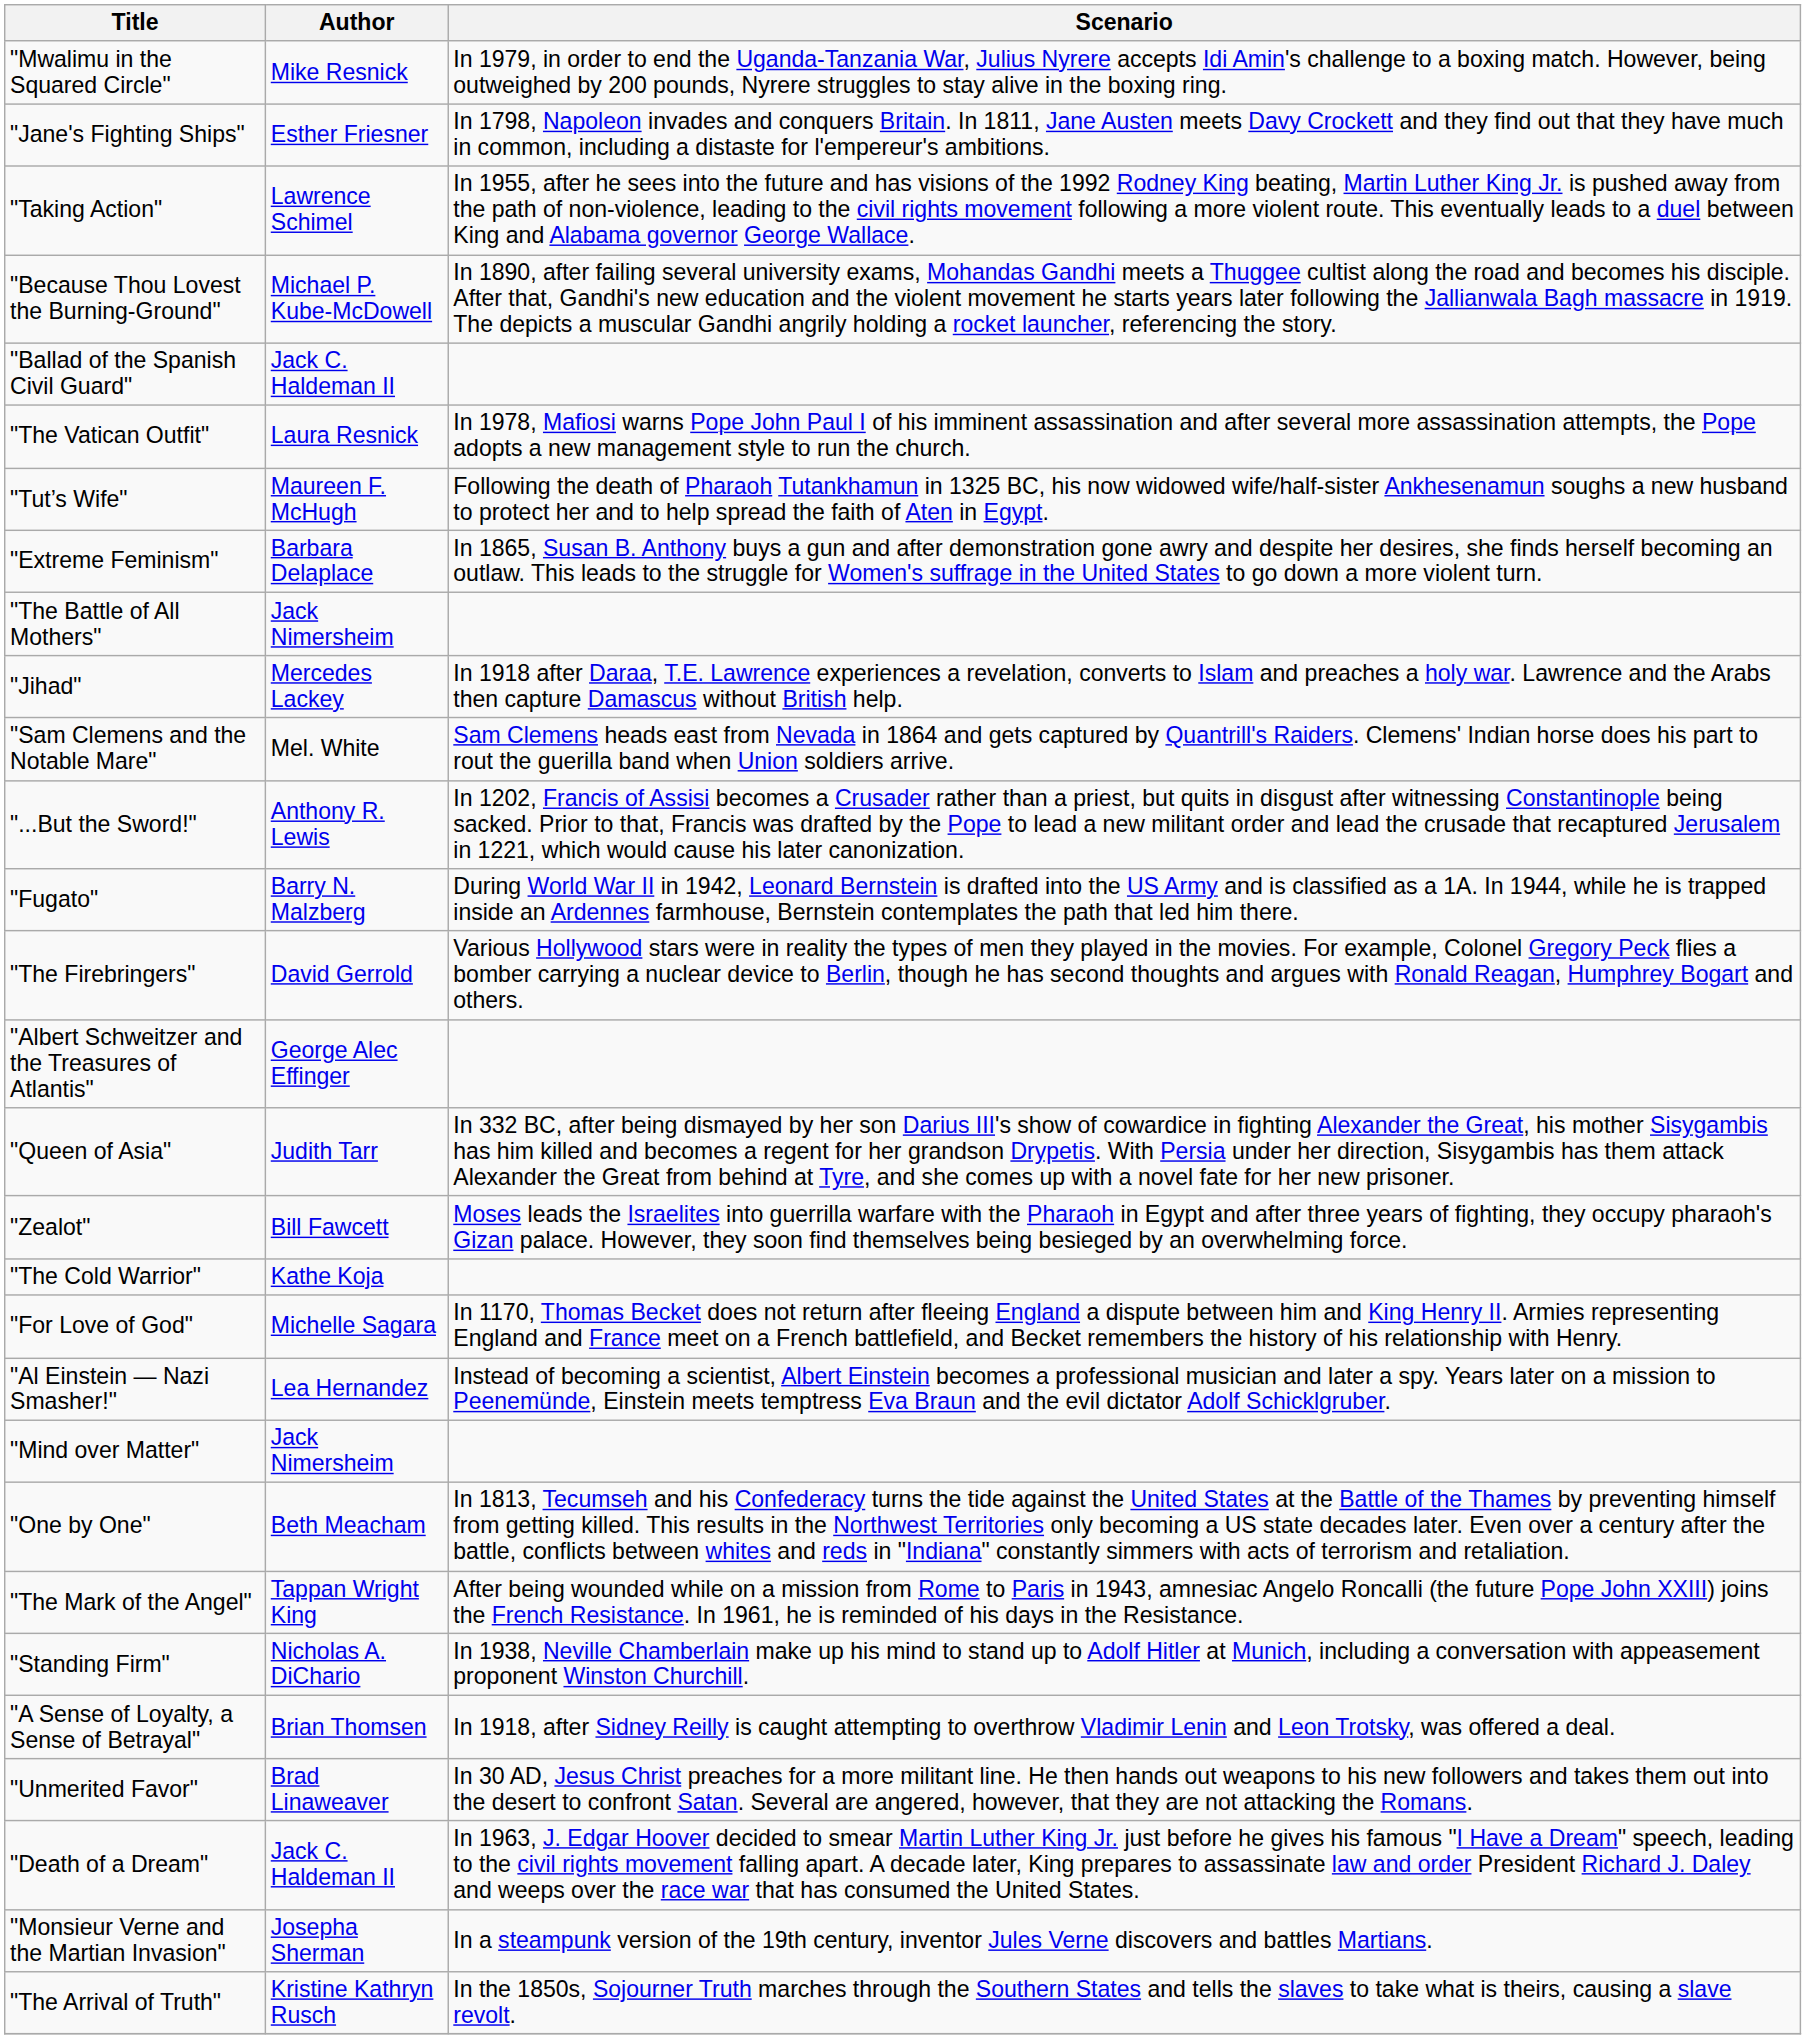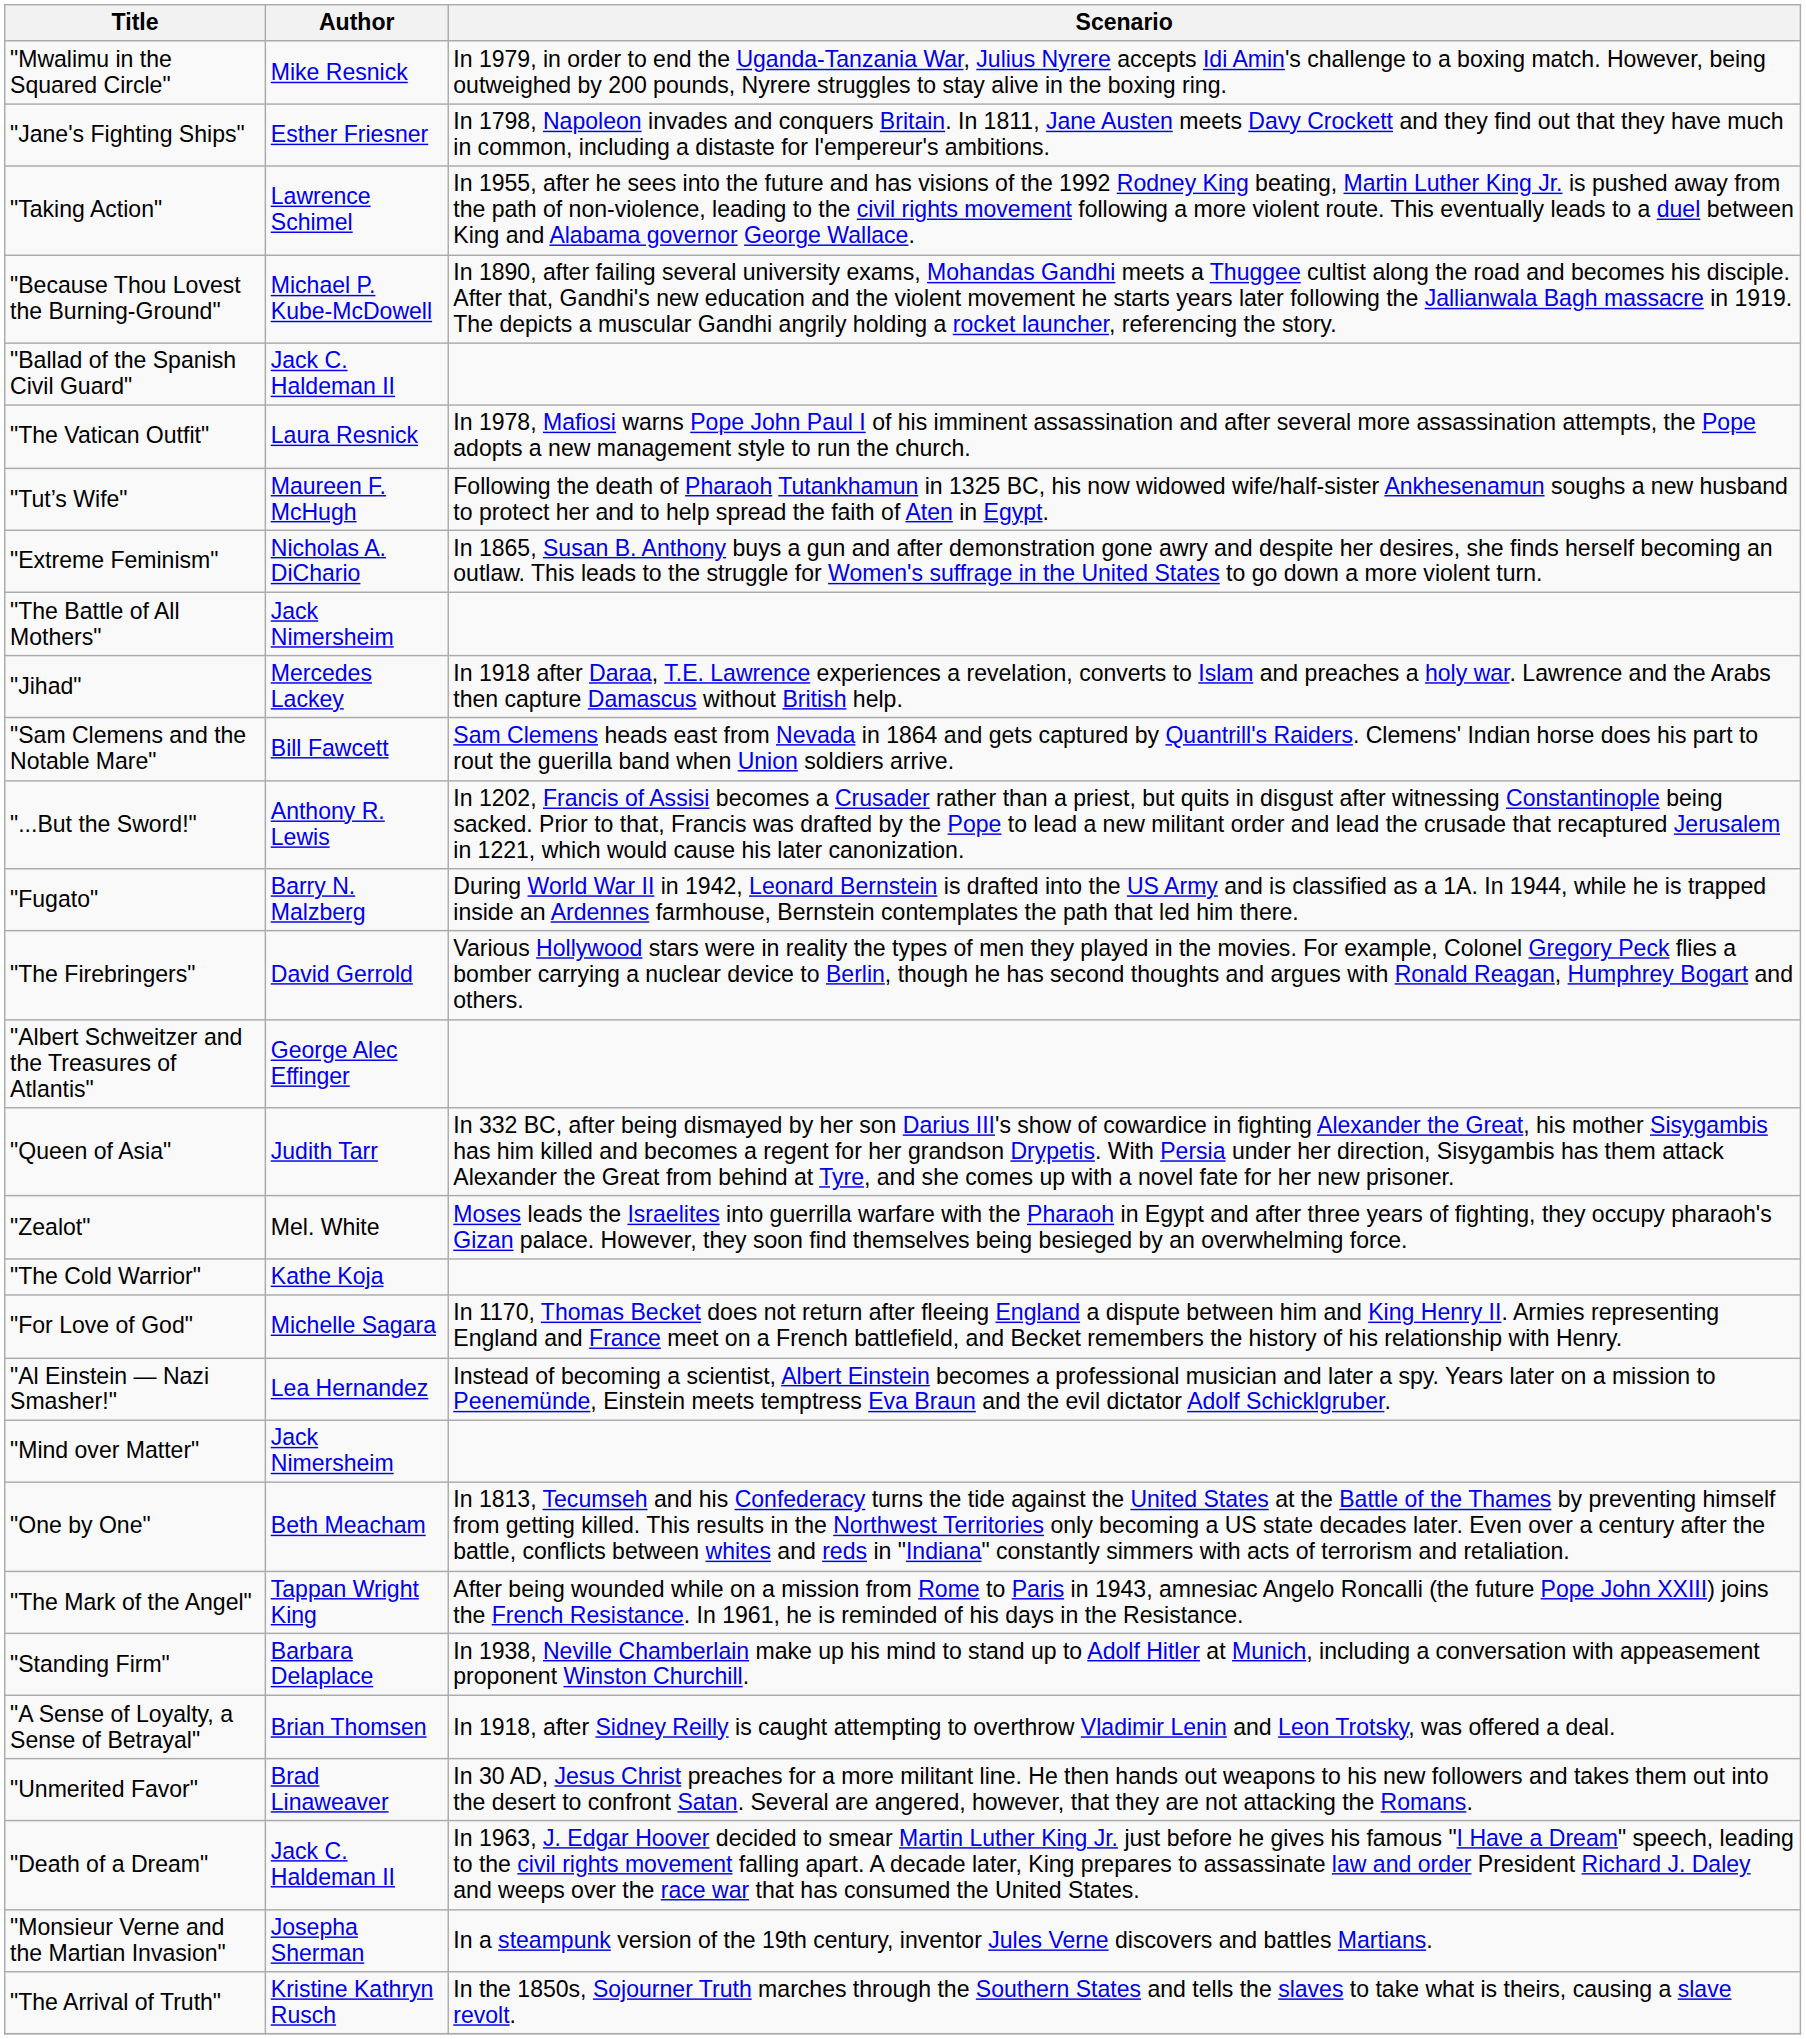(322, 561) Barbara Delaplace -> (328, 561) Nicholas A. DiChario
(325, 748) Mel. White -> (330, 748) Bill Fawcett
(330, 1227) Bill Fawcett -> (325, 1227) Mel. White
(328, 1664) Nicholas A. DiChario -> (322, 1664) Barbara Delaplace
